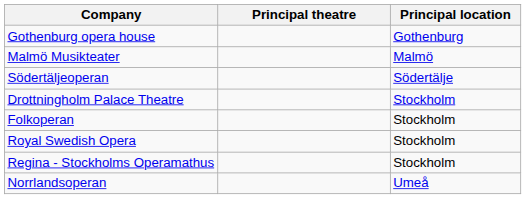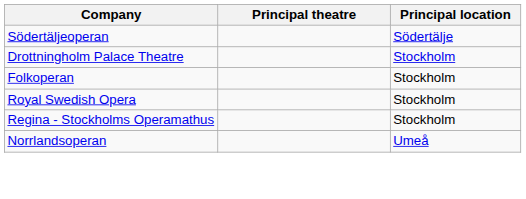- row: (81, 36)
- row: (64, 57)
